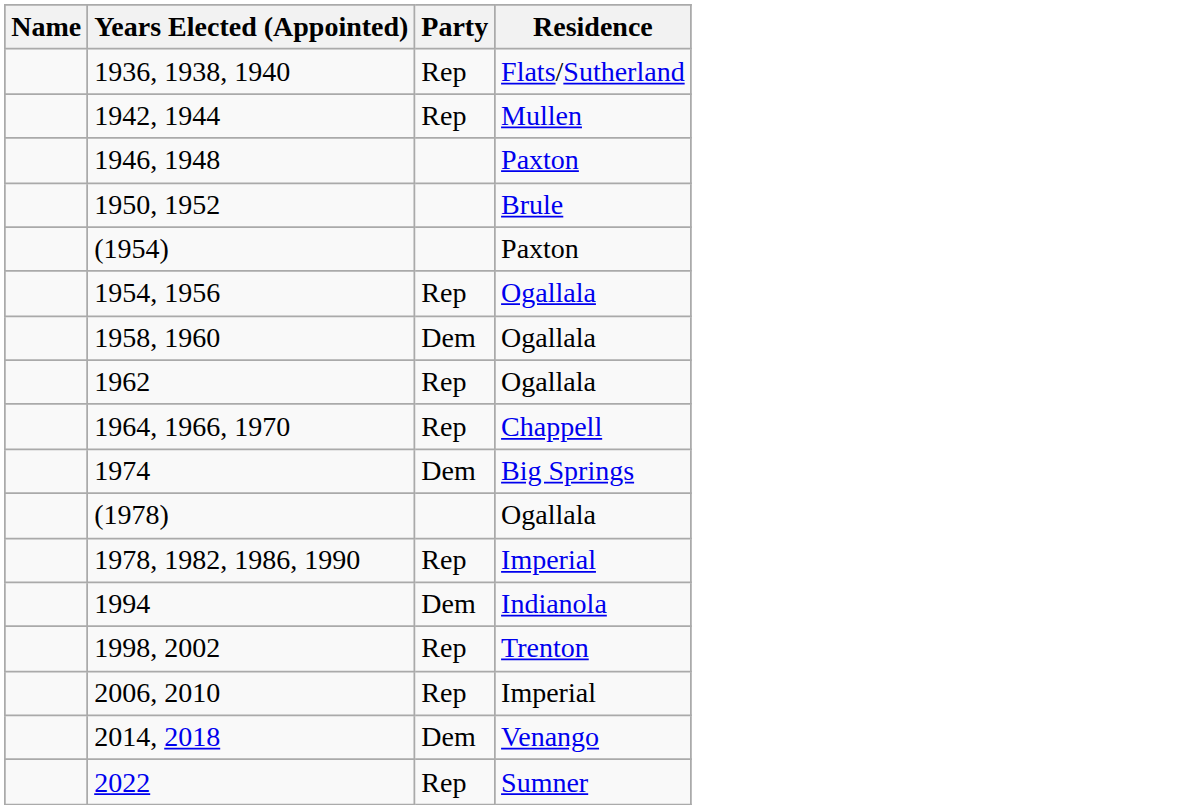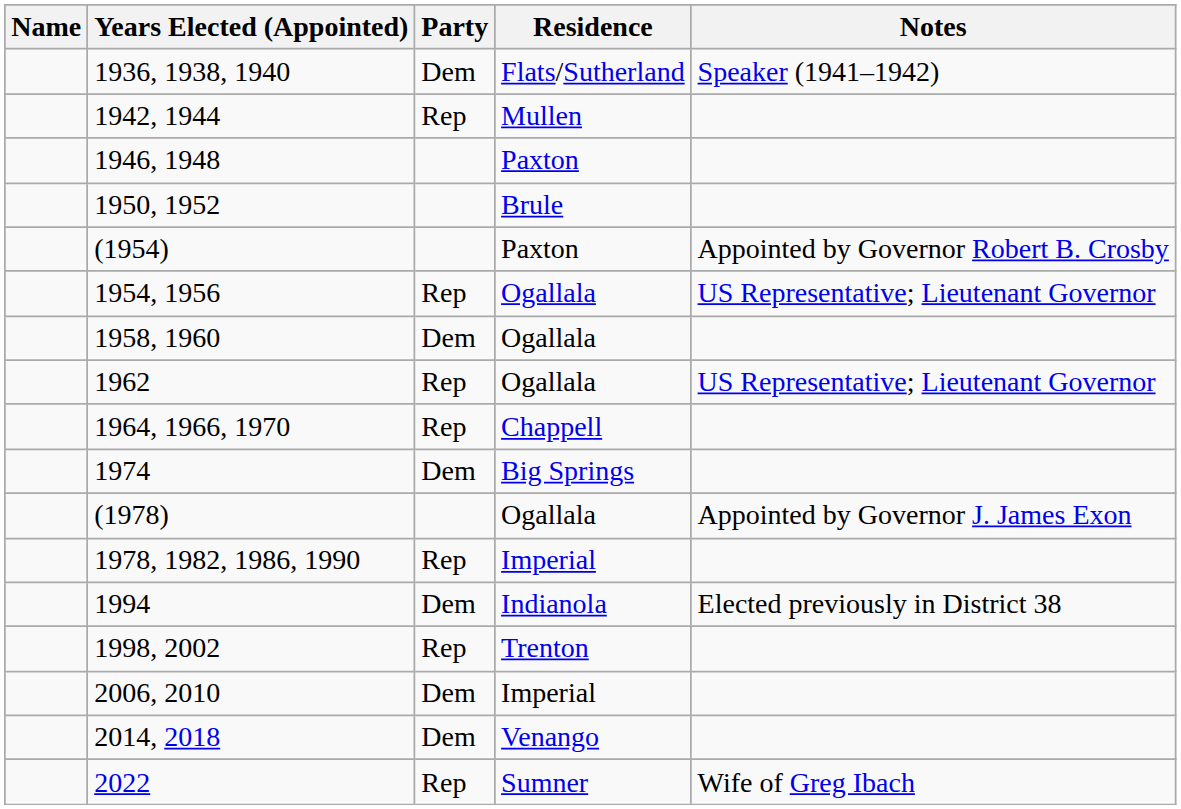+ column: (933, 26)
(444, 71) Rep -> (449, 71) Dem
(444, 692) Rep -> (449, 692) Dem
